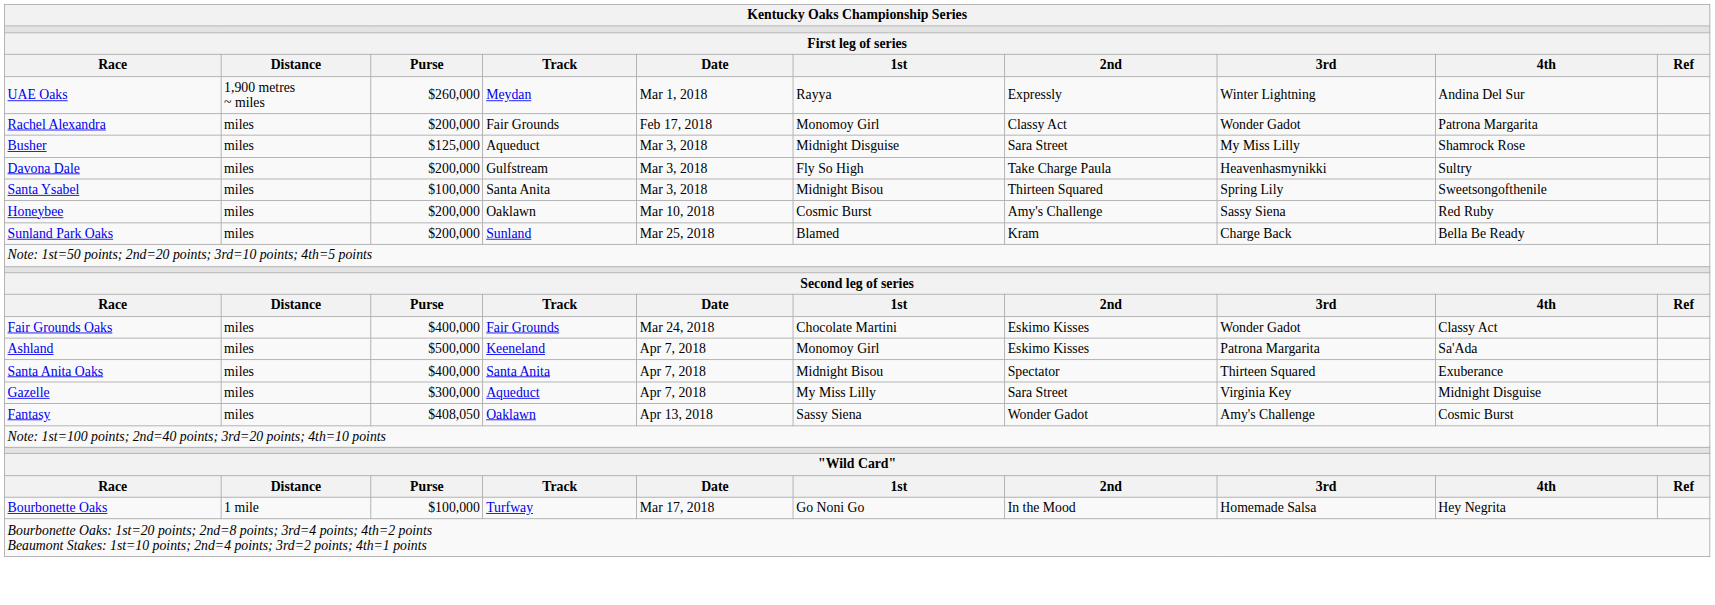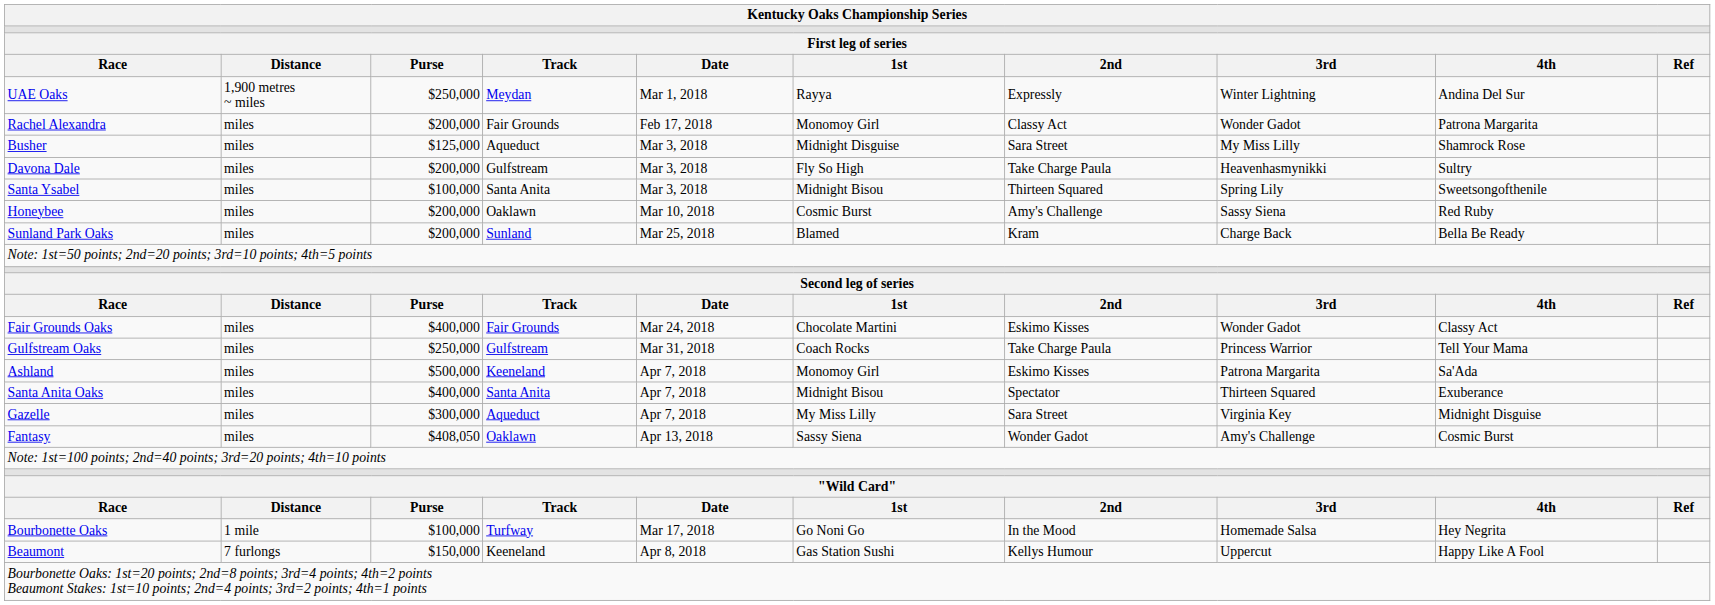(454, 94) $260,000 -> (454, 94) $250,000
+ row: (54, 349)
+ row: (36, 551)
